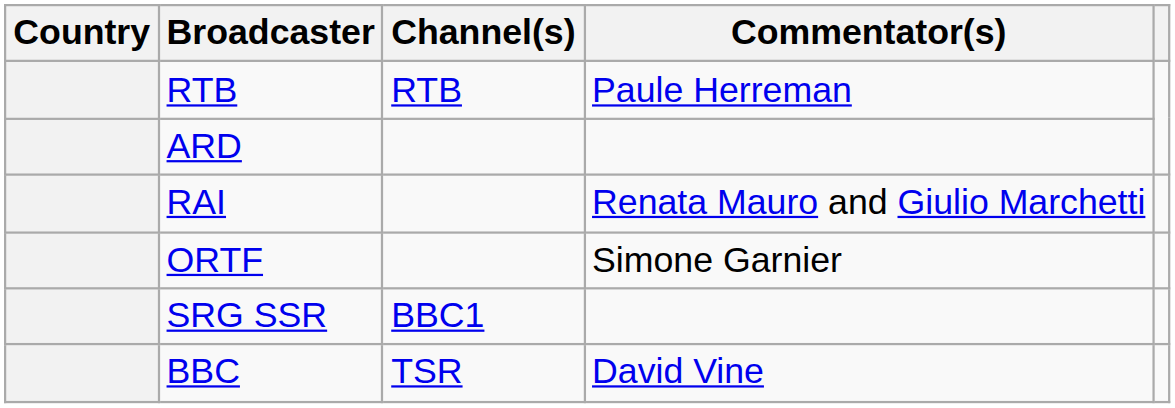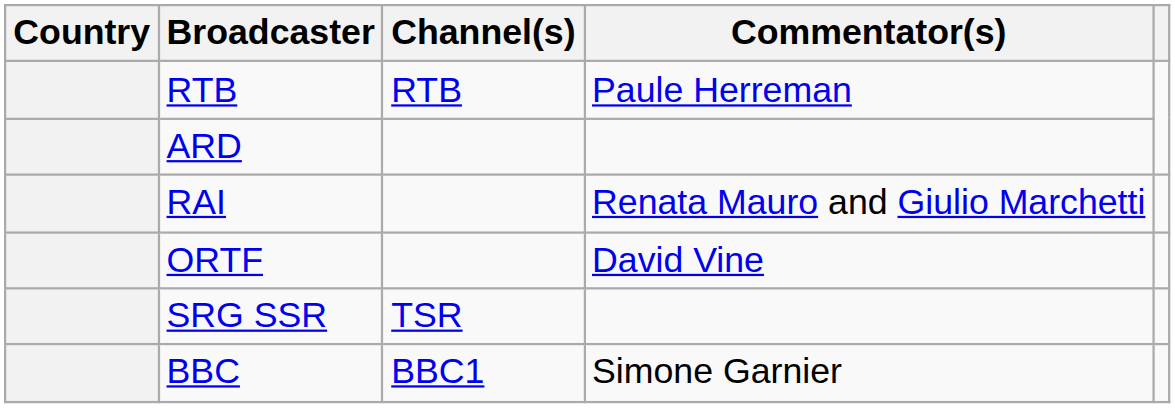(717, 259) Simone Garnier -> (678, 259) David Vine
(438, 315) BBC1 -> (427, 315) TSR
(427, 372) TSR -> (438, 372) BBC1
(678, 372) David Vine -> (717, 372) Simone Garnier
